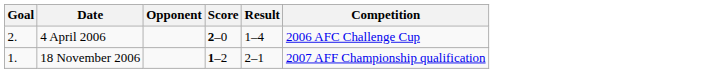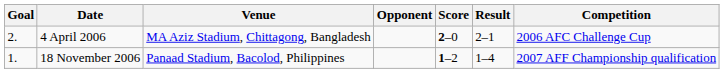+ column: (259, 15)
(254, 36) 1–4 -> (485, 36) 2–1
(254, 58) 2–1 -> (485, 58) 1–4
